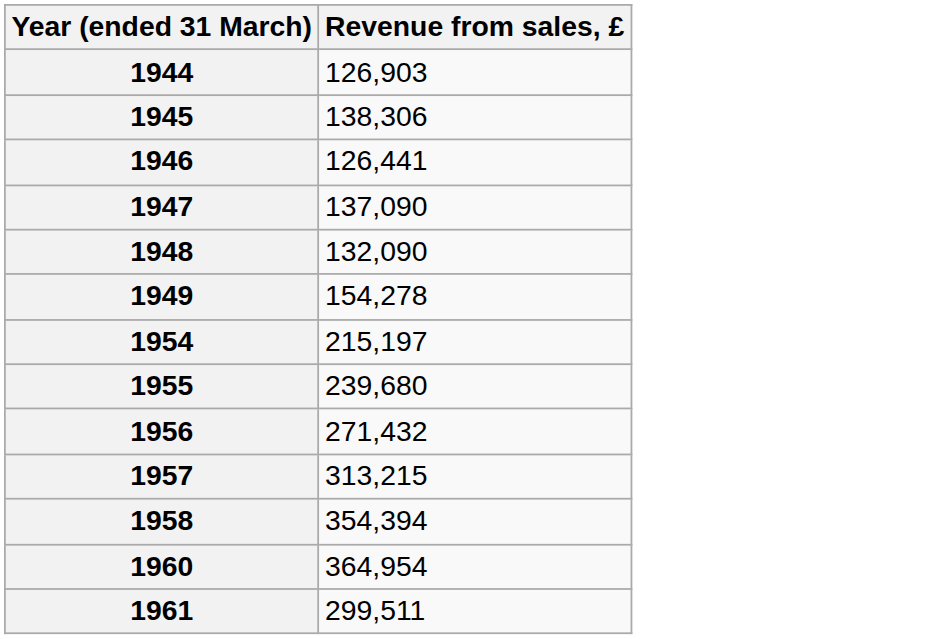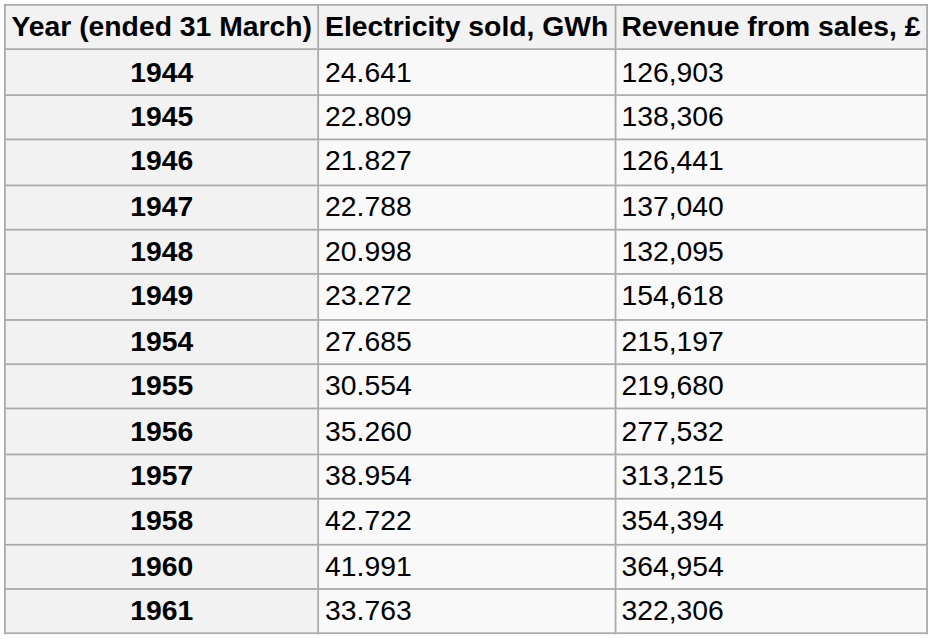+ column: (467, 26)
(376, 206) 137,090 -> (673, 206) 137,040
(376, 251) 132,090 -> (673, 251) 132,095
(376, 296) 154,278 -> (673, 296) 154,618
(376, 386) 239,680 -> (673, 386) 219,680
(376, 431) 271,432 -> (673, 431) 277,532
(375, 610) 299,511 -> (673, 610) 322,306
